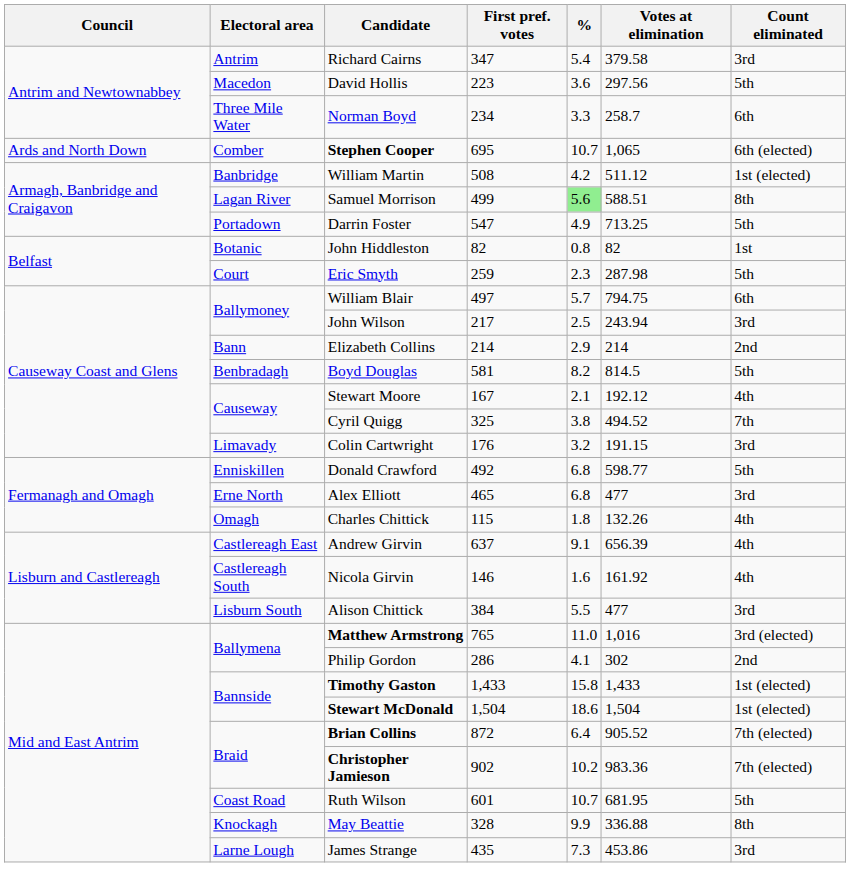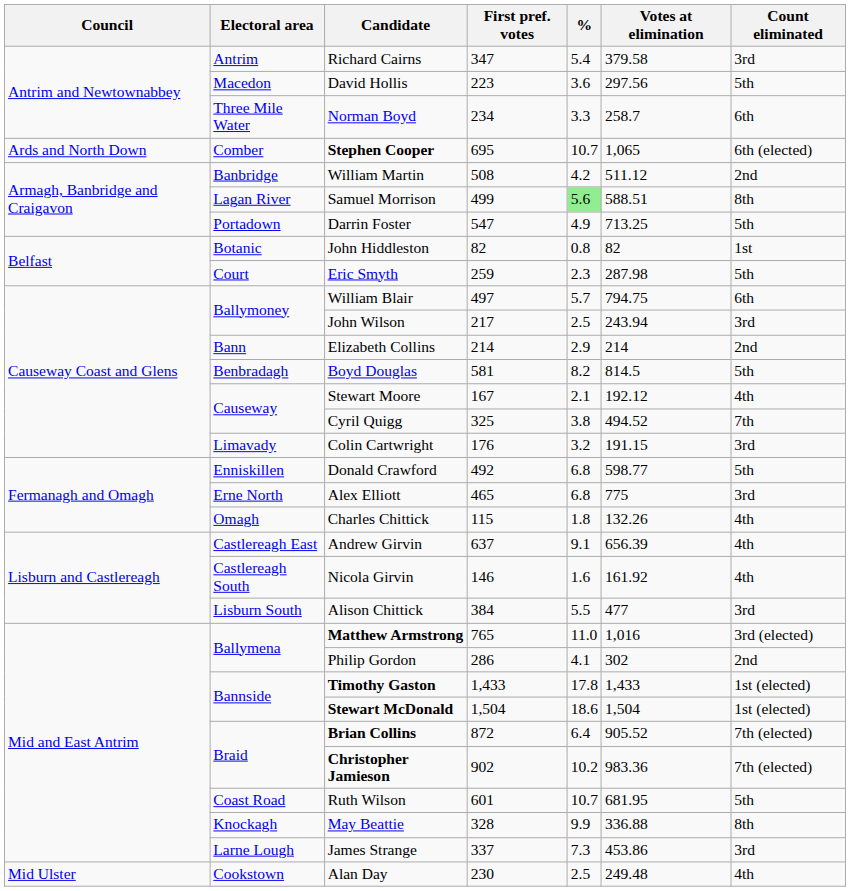(772, 174) 1st (elected) -> (746, 174) 2nd
(617, 494) 477 -> (617, 494) 775
(584, 684) 15.8 -> (584, 684) 17.8
(482, 849) 435 -> (482, 849) 337
+ row: (358, 874)
